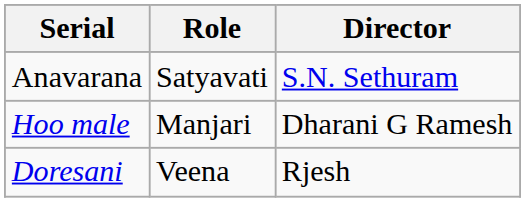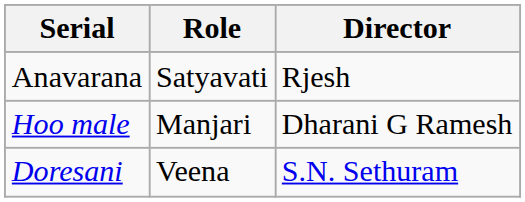(370, 76) S.N. Sethuram -> (316, 76) Rjesh
(316, 171) Rjesh -> (370, 171) S.N. Sethuram
